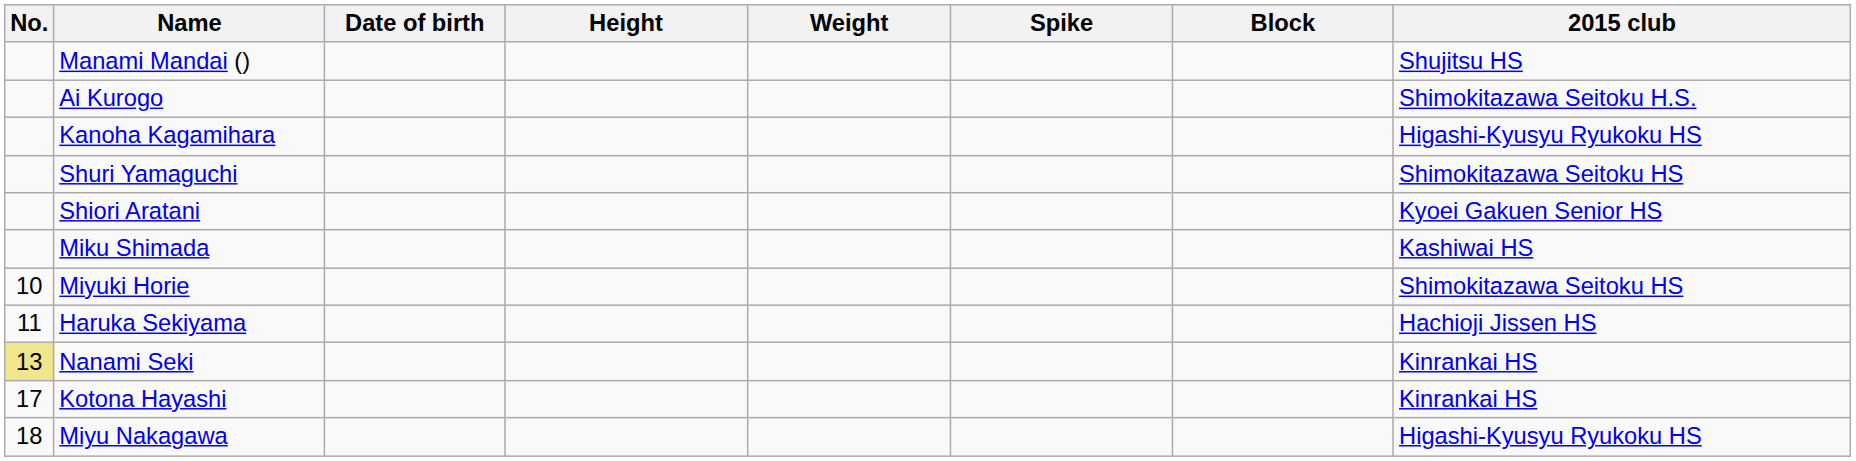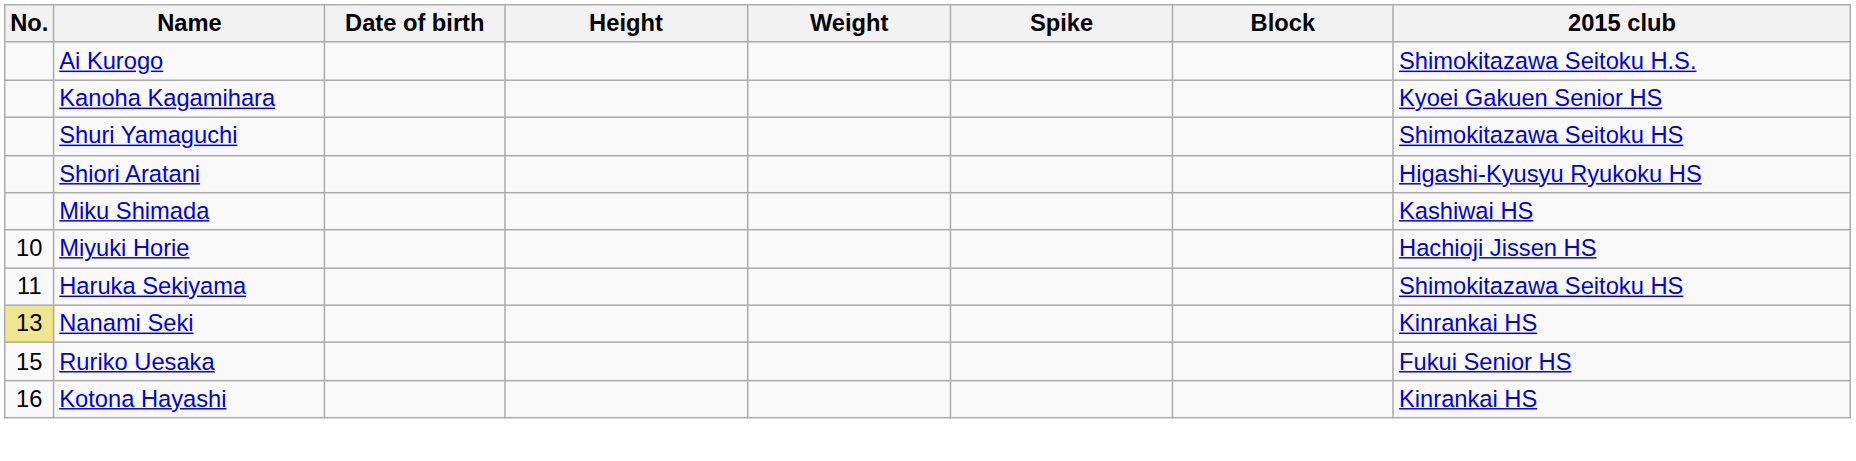- row: (155, 60)
(1550, 135) Higashi-Kyusyu Ryukoku HS -> (1531, 98) Kyoei Gakuen Senior HS
(1531, 211) Kyoei Gakuen Senior HS -> (1550, 173) Higashi-Kyusyu Ryukoku HS
(1541, 286) Shimokitazawa Seitoku HS -> (1498, 248) Hachioji Jissen HS
(1498, 323) Hachioji Jissen HS -> (1541, 286) Shimokitazawa Seitoku HS
+ row: (137, 361)
(29, 398) 17 -> (29, 398) 16
- row: (144, 436)
